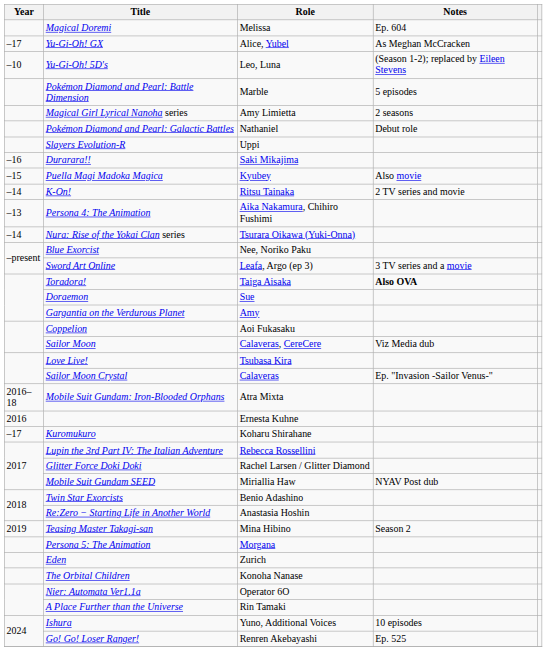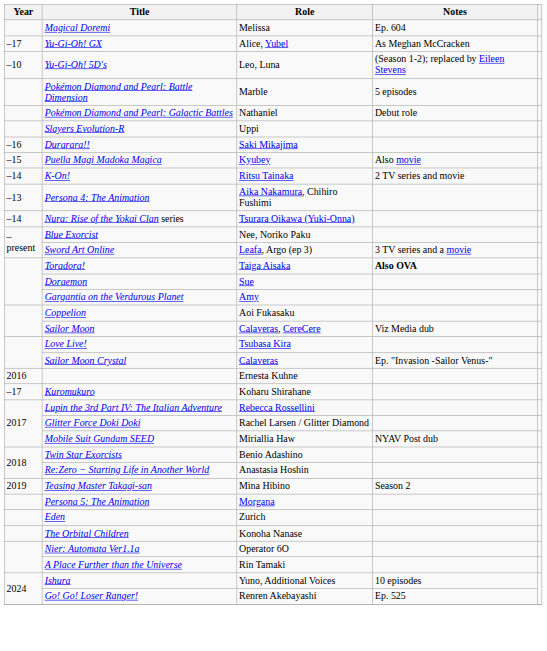- row: (117, 113)
- row: (135, 397)
